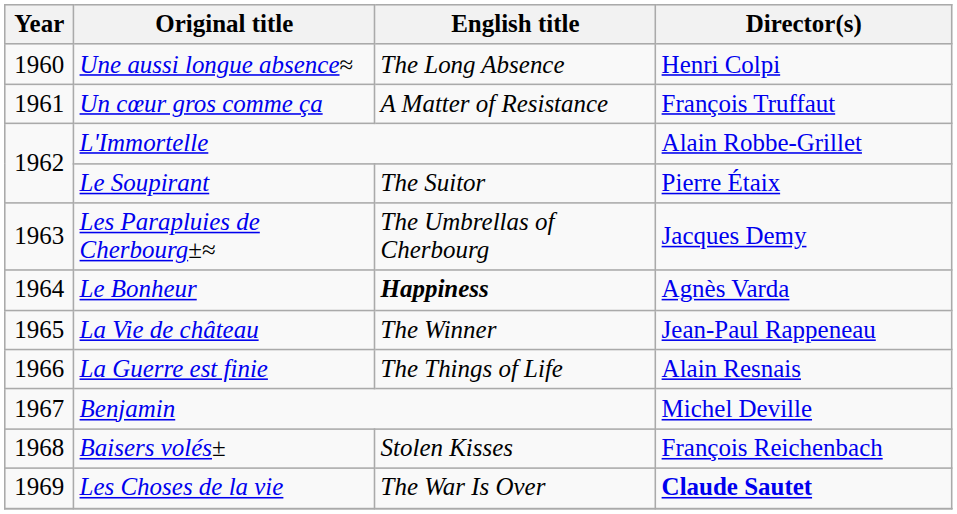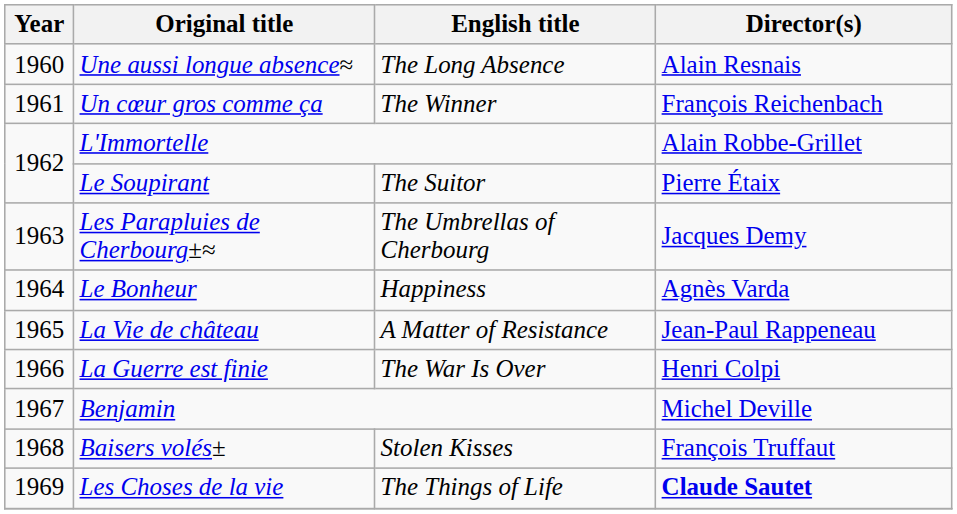(721, 63) Henri Colpi -> (731, 63) Alain Resnais
(494, 103) A Matter of Resistance -> (438, 103) The Winner
(748, 103) François Truffaut -> (772, 103) François Reichenbach
(435, 289) bold -> (433, 289) normal
(438, 329) The Winner -> (494, 329) A Matter of Resistance
(472, 369) The Things of Life -> (463, 369) The War Is Over
(731, 369) Alain Resnais -> (721, 369) Henri Colpi
(772, 448) François Reichenbach -> (748, 448) François Truffaut
(463, 487) The War Is Over -> (472, 487) The Things of Life
